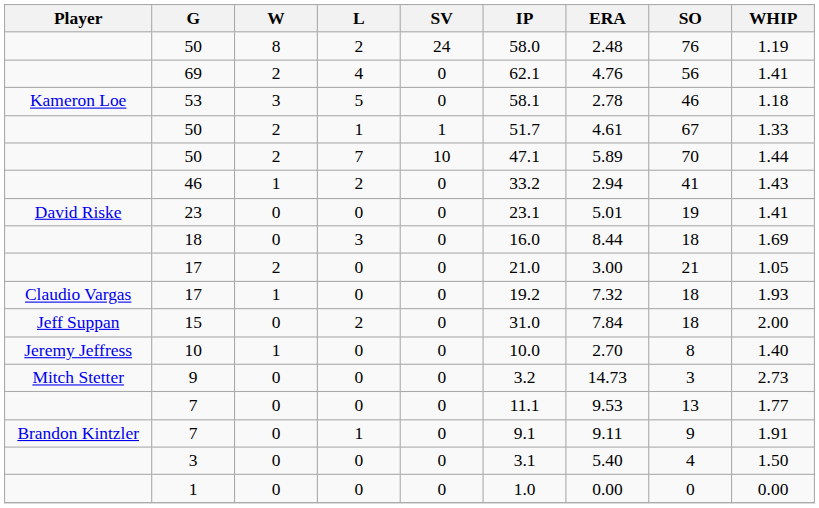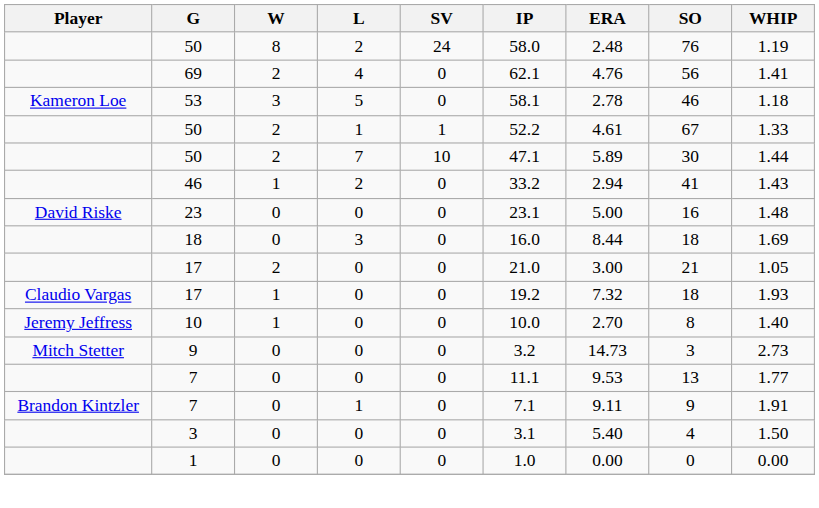(525, 128) 51.7 -> (525, 128) 52.2
(690, 156) 70 -> (690, 156) 30
(607, 211) 5.01 -> (607, 211) 5.00
(690, 211) 19 -> (690, 211) 16
(773, 211) 1.41 -> (773, 211) 1.48
- row: (193, 322)
(525, 433) 9.1 -> (525, 405) 7.1
